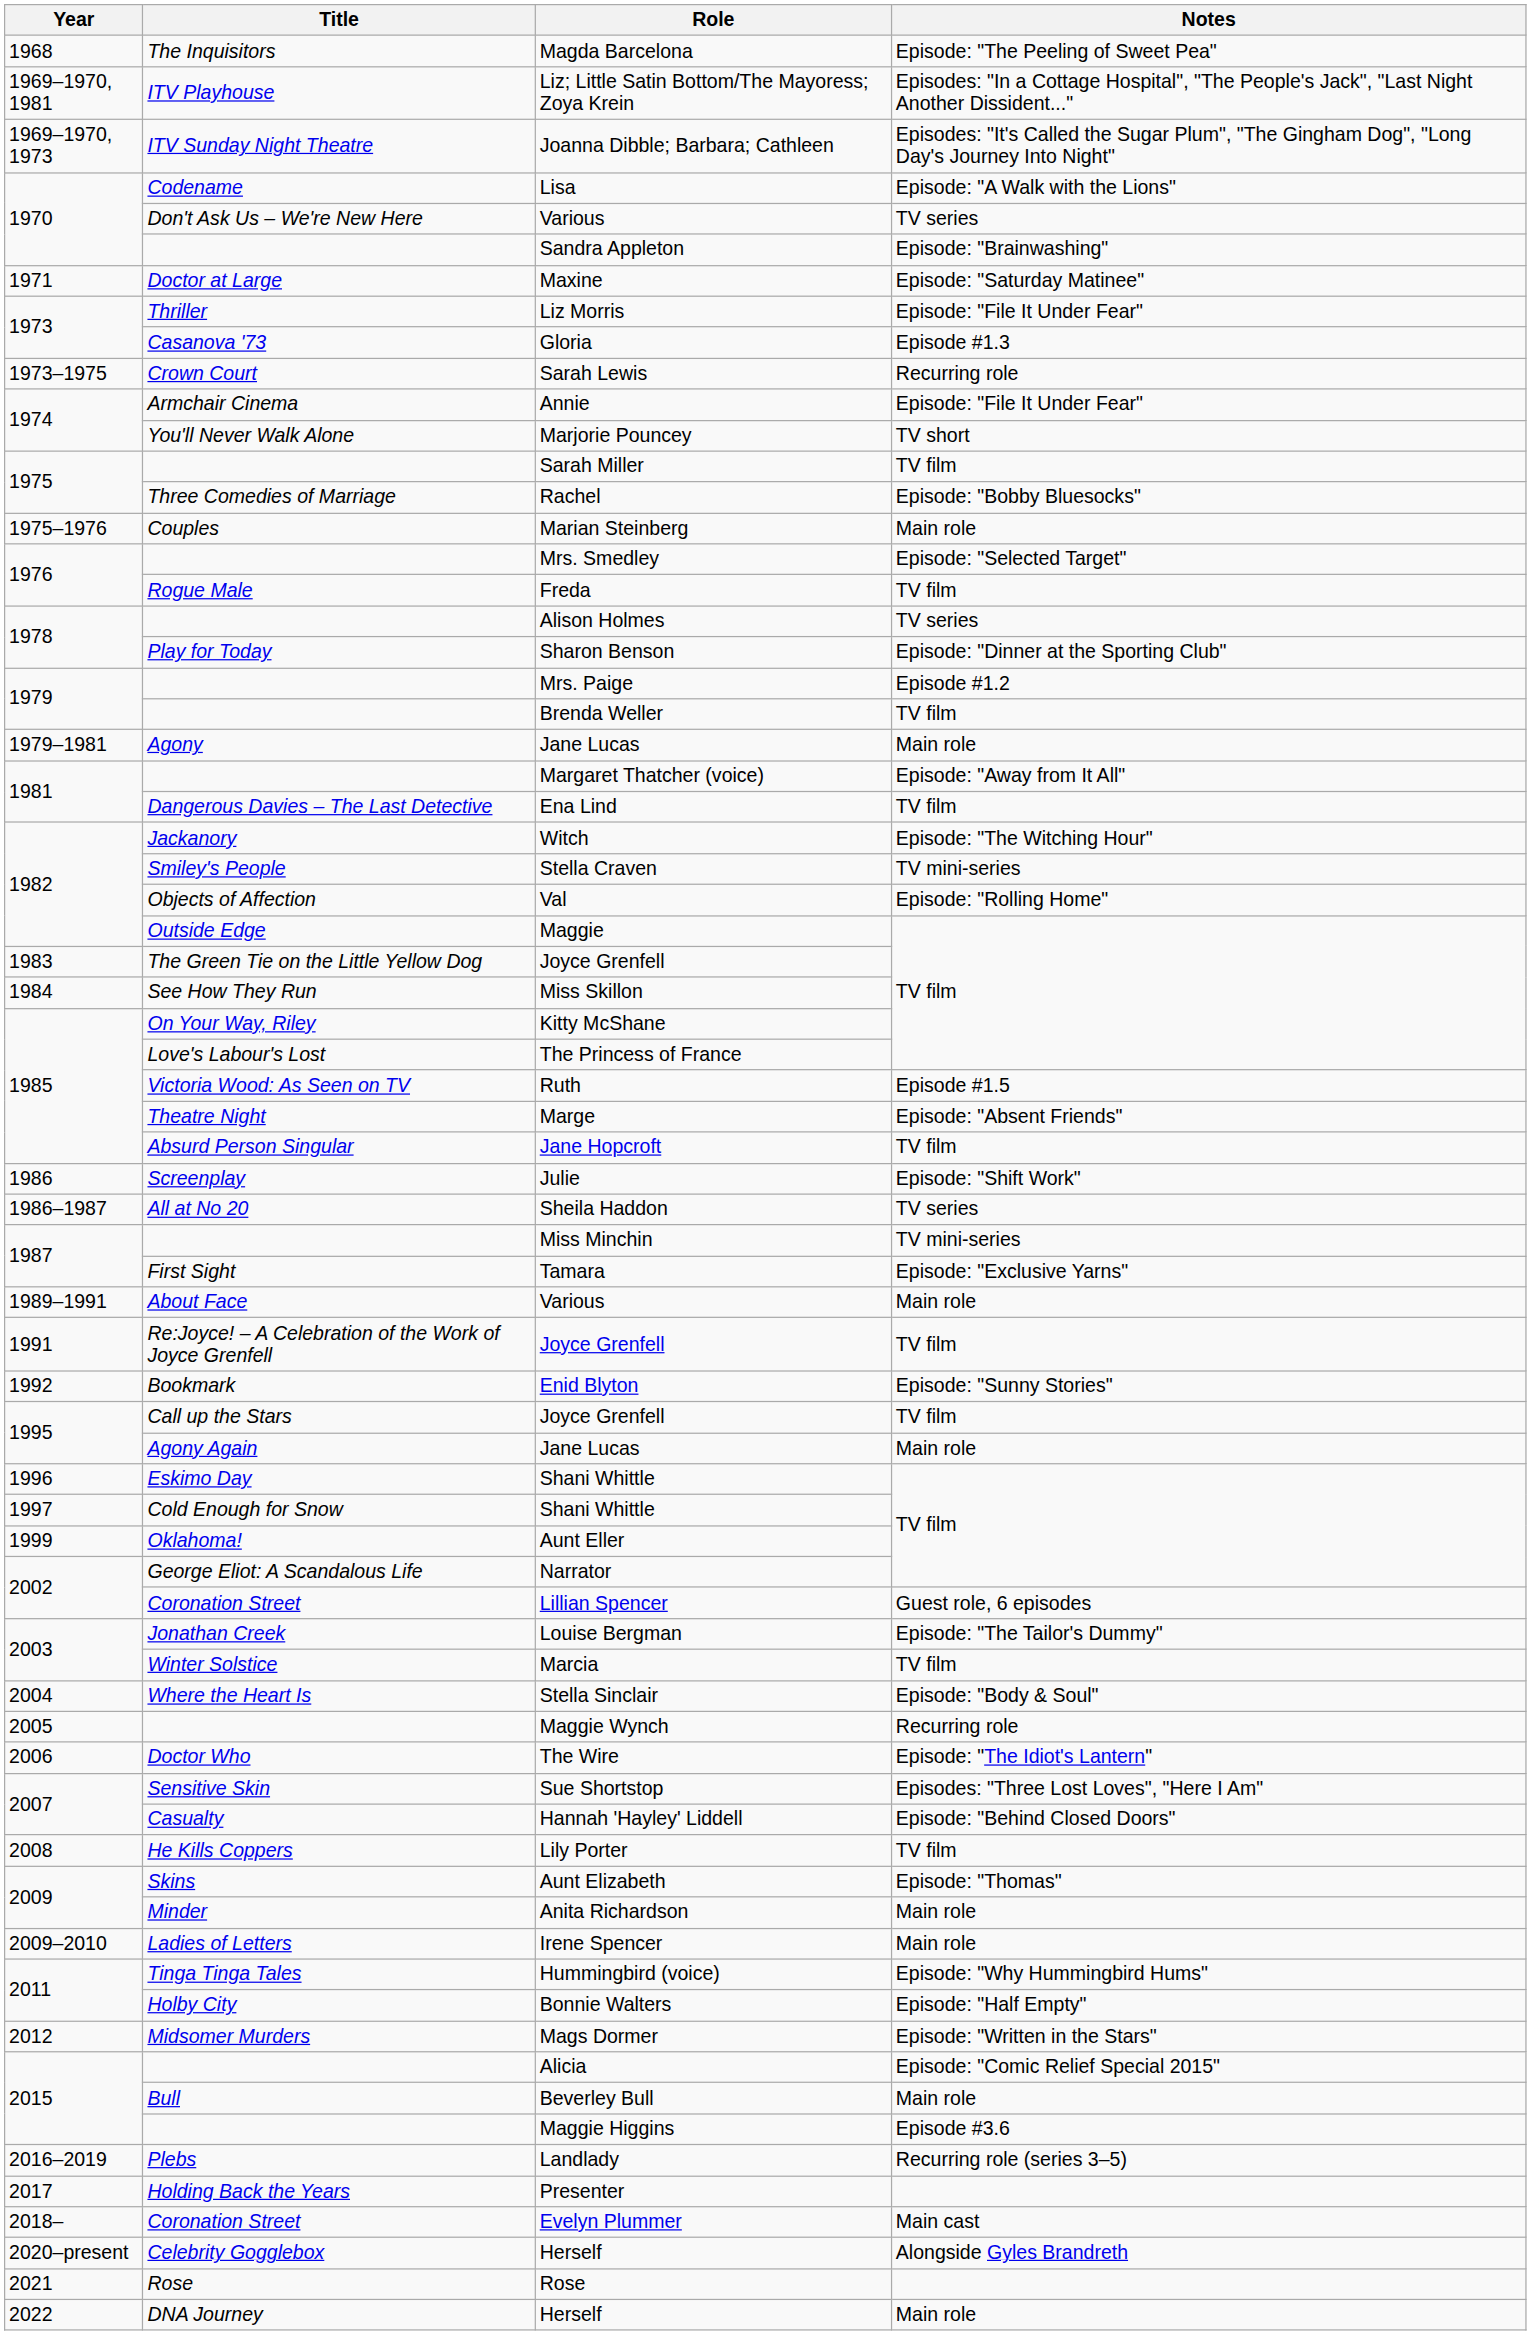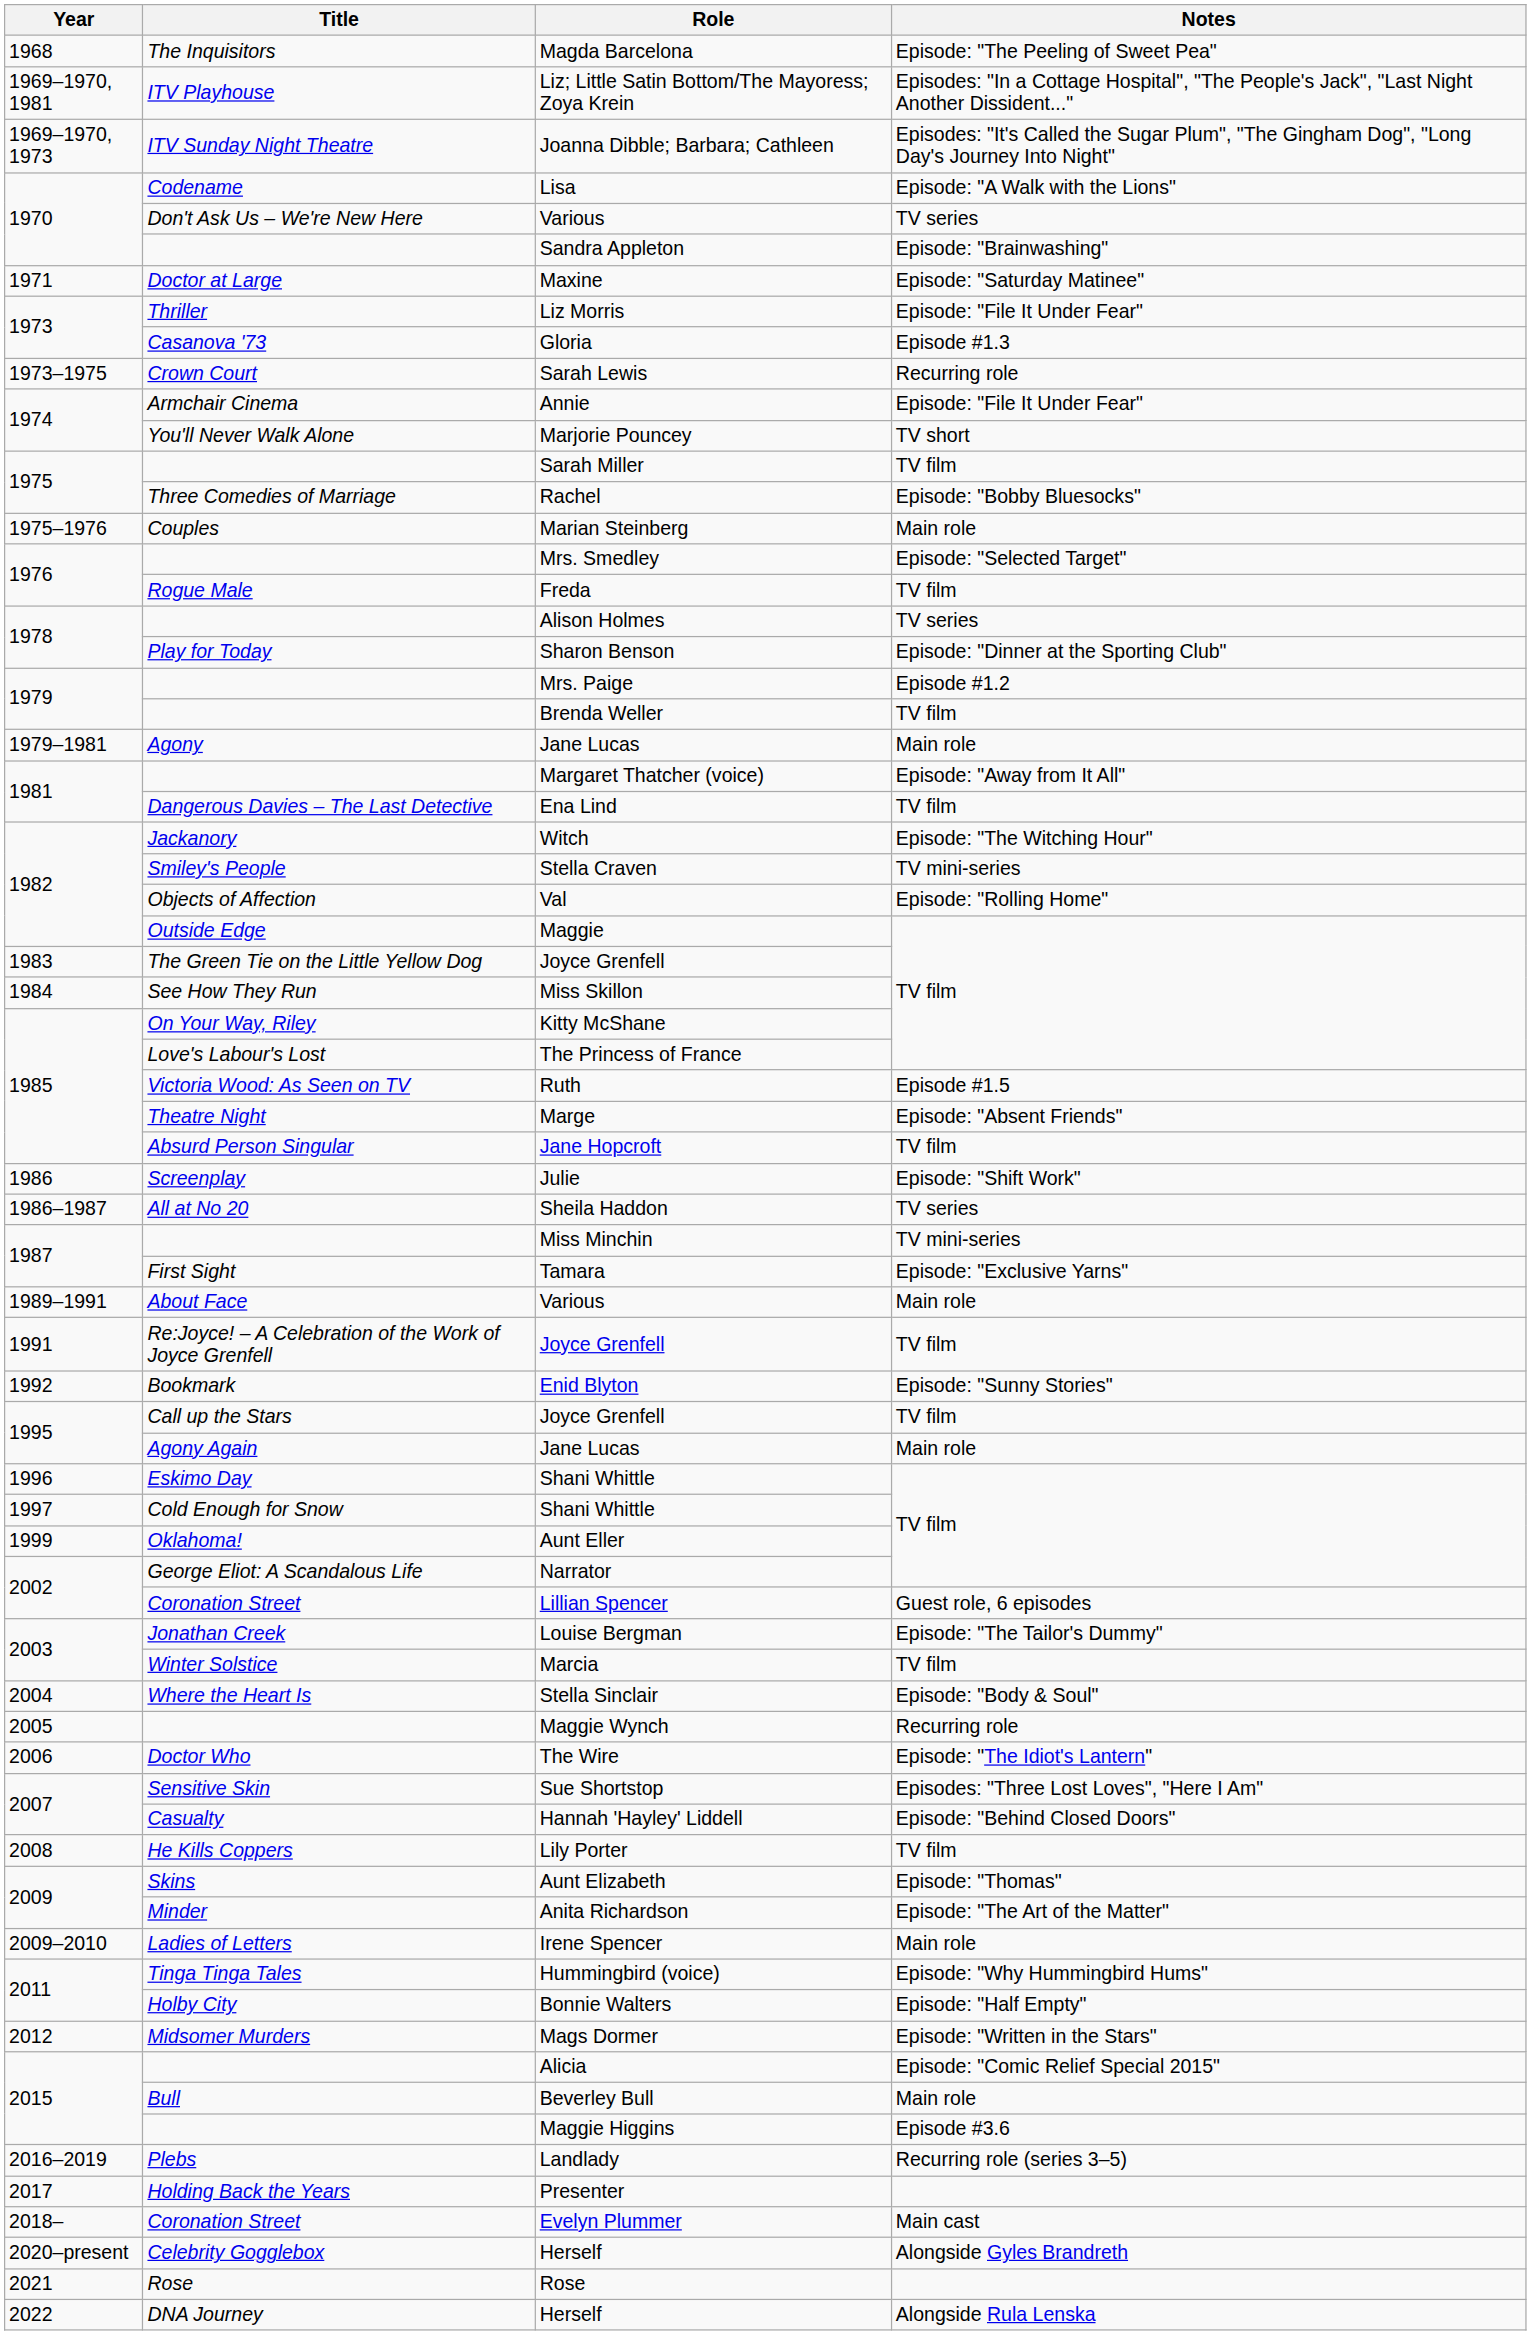(936, 1912) Main role -> (1032, 1912) Episode: "The Art of the Matter"
(936, 2314) Main role -> (996, 2314) Alongside Rula Lenska
